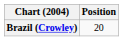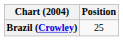(99, 28) 20 -> (99, 28) 25
